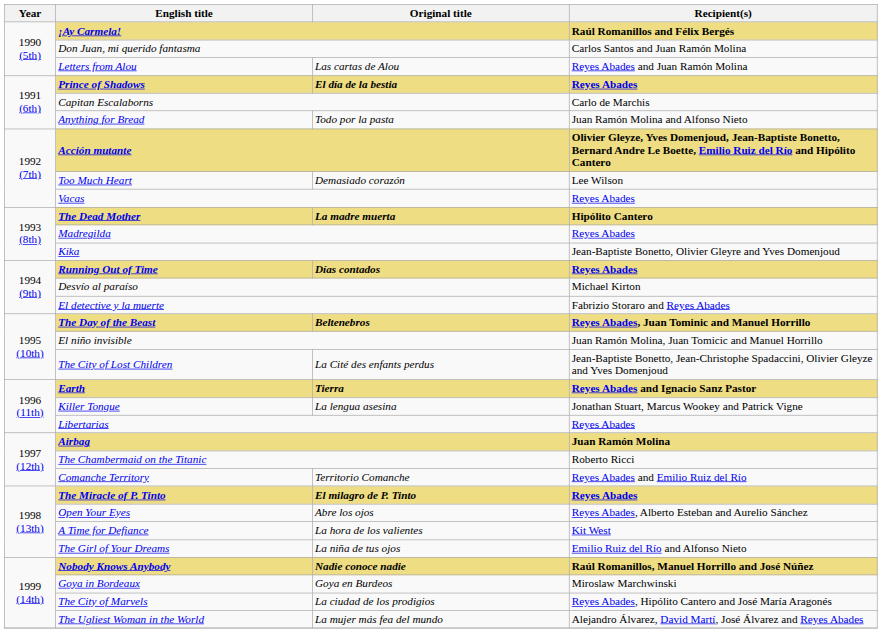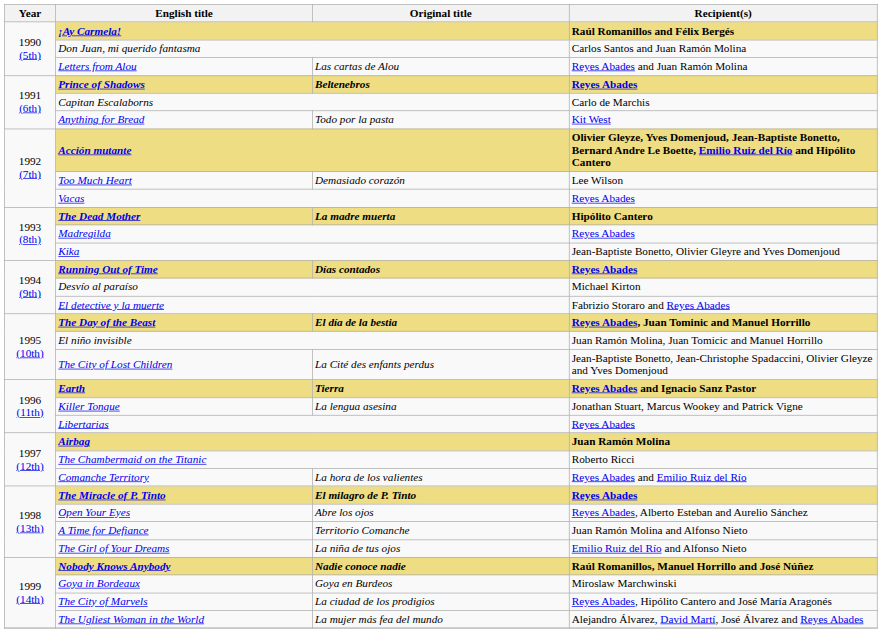(356, 84) El día de la bestia -> (342, 84) Beltenebros
(660, 119) Juan Ramón Molina and Alfonso Nieto -> (591, 119) Kit West
(342, 322) Beltenebros -> (356, 322) El día de la bestia
(362, 477) Territorio Comanche -> (369, 477) La hora de los valientes
(369, 530) La hora de los valientes -> (362, 530) Territorio Comanche
(591, 530) Kit West -> (660, 530) Juan Ramón Molina and Alfonso Nieto
